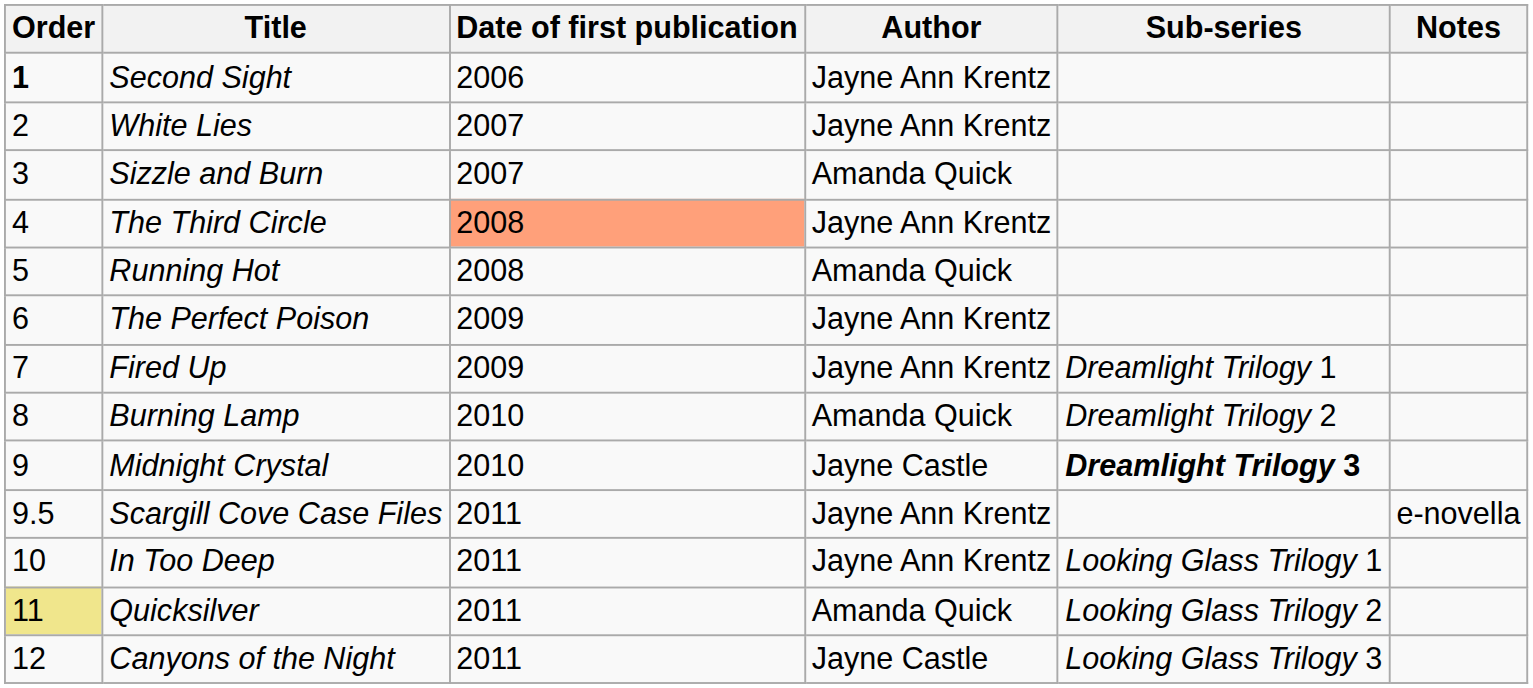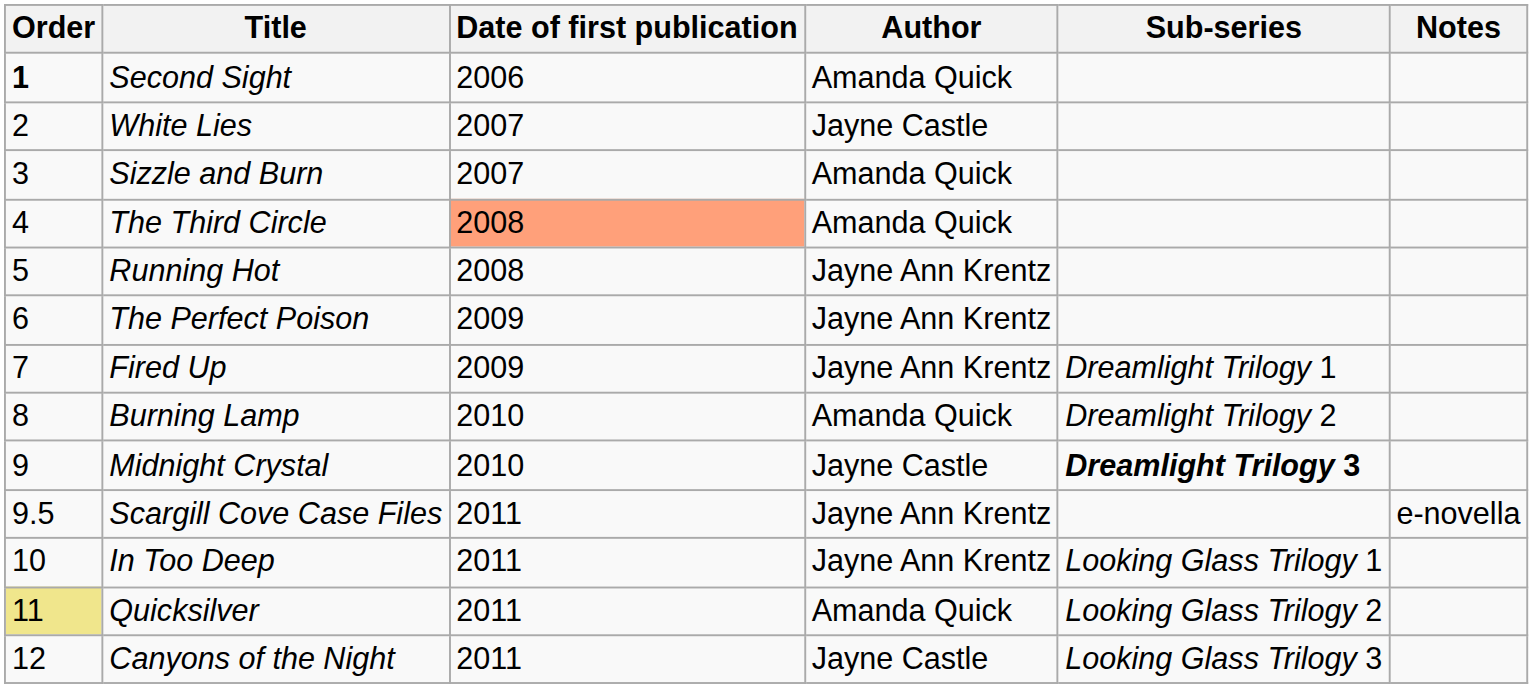(931, 77) Jayne Ann Krentz -> (912, 77) Amanda Quick
(931, 125) Jayne Ann Krentz -> (900, 125) Jayne Castle
(931, 222) Jayne Ann Krentz -> (912, 222) Amanda Quick
(912, 271) Amanda Quick -> (931, 271) Jayne Ann Krentz
